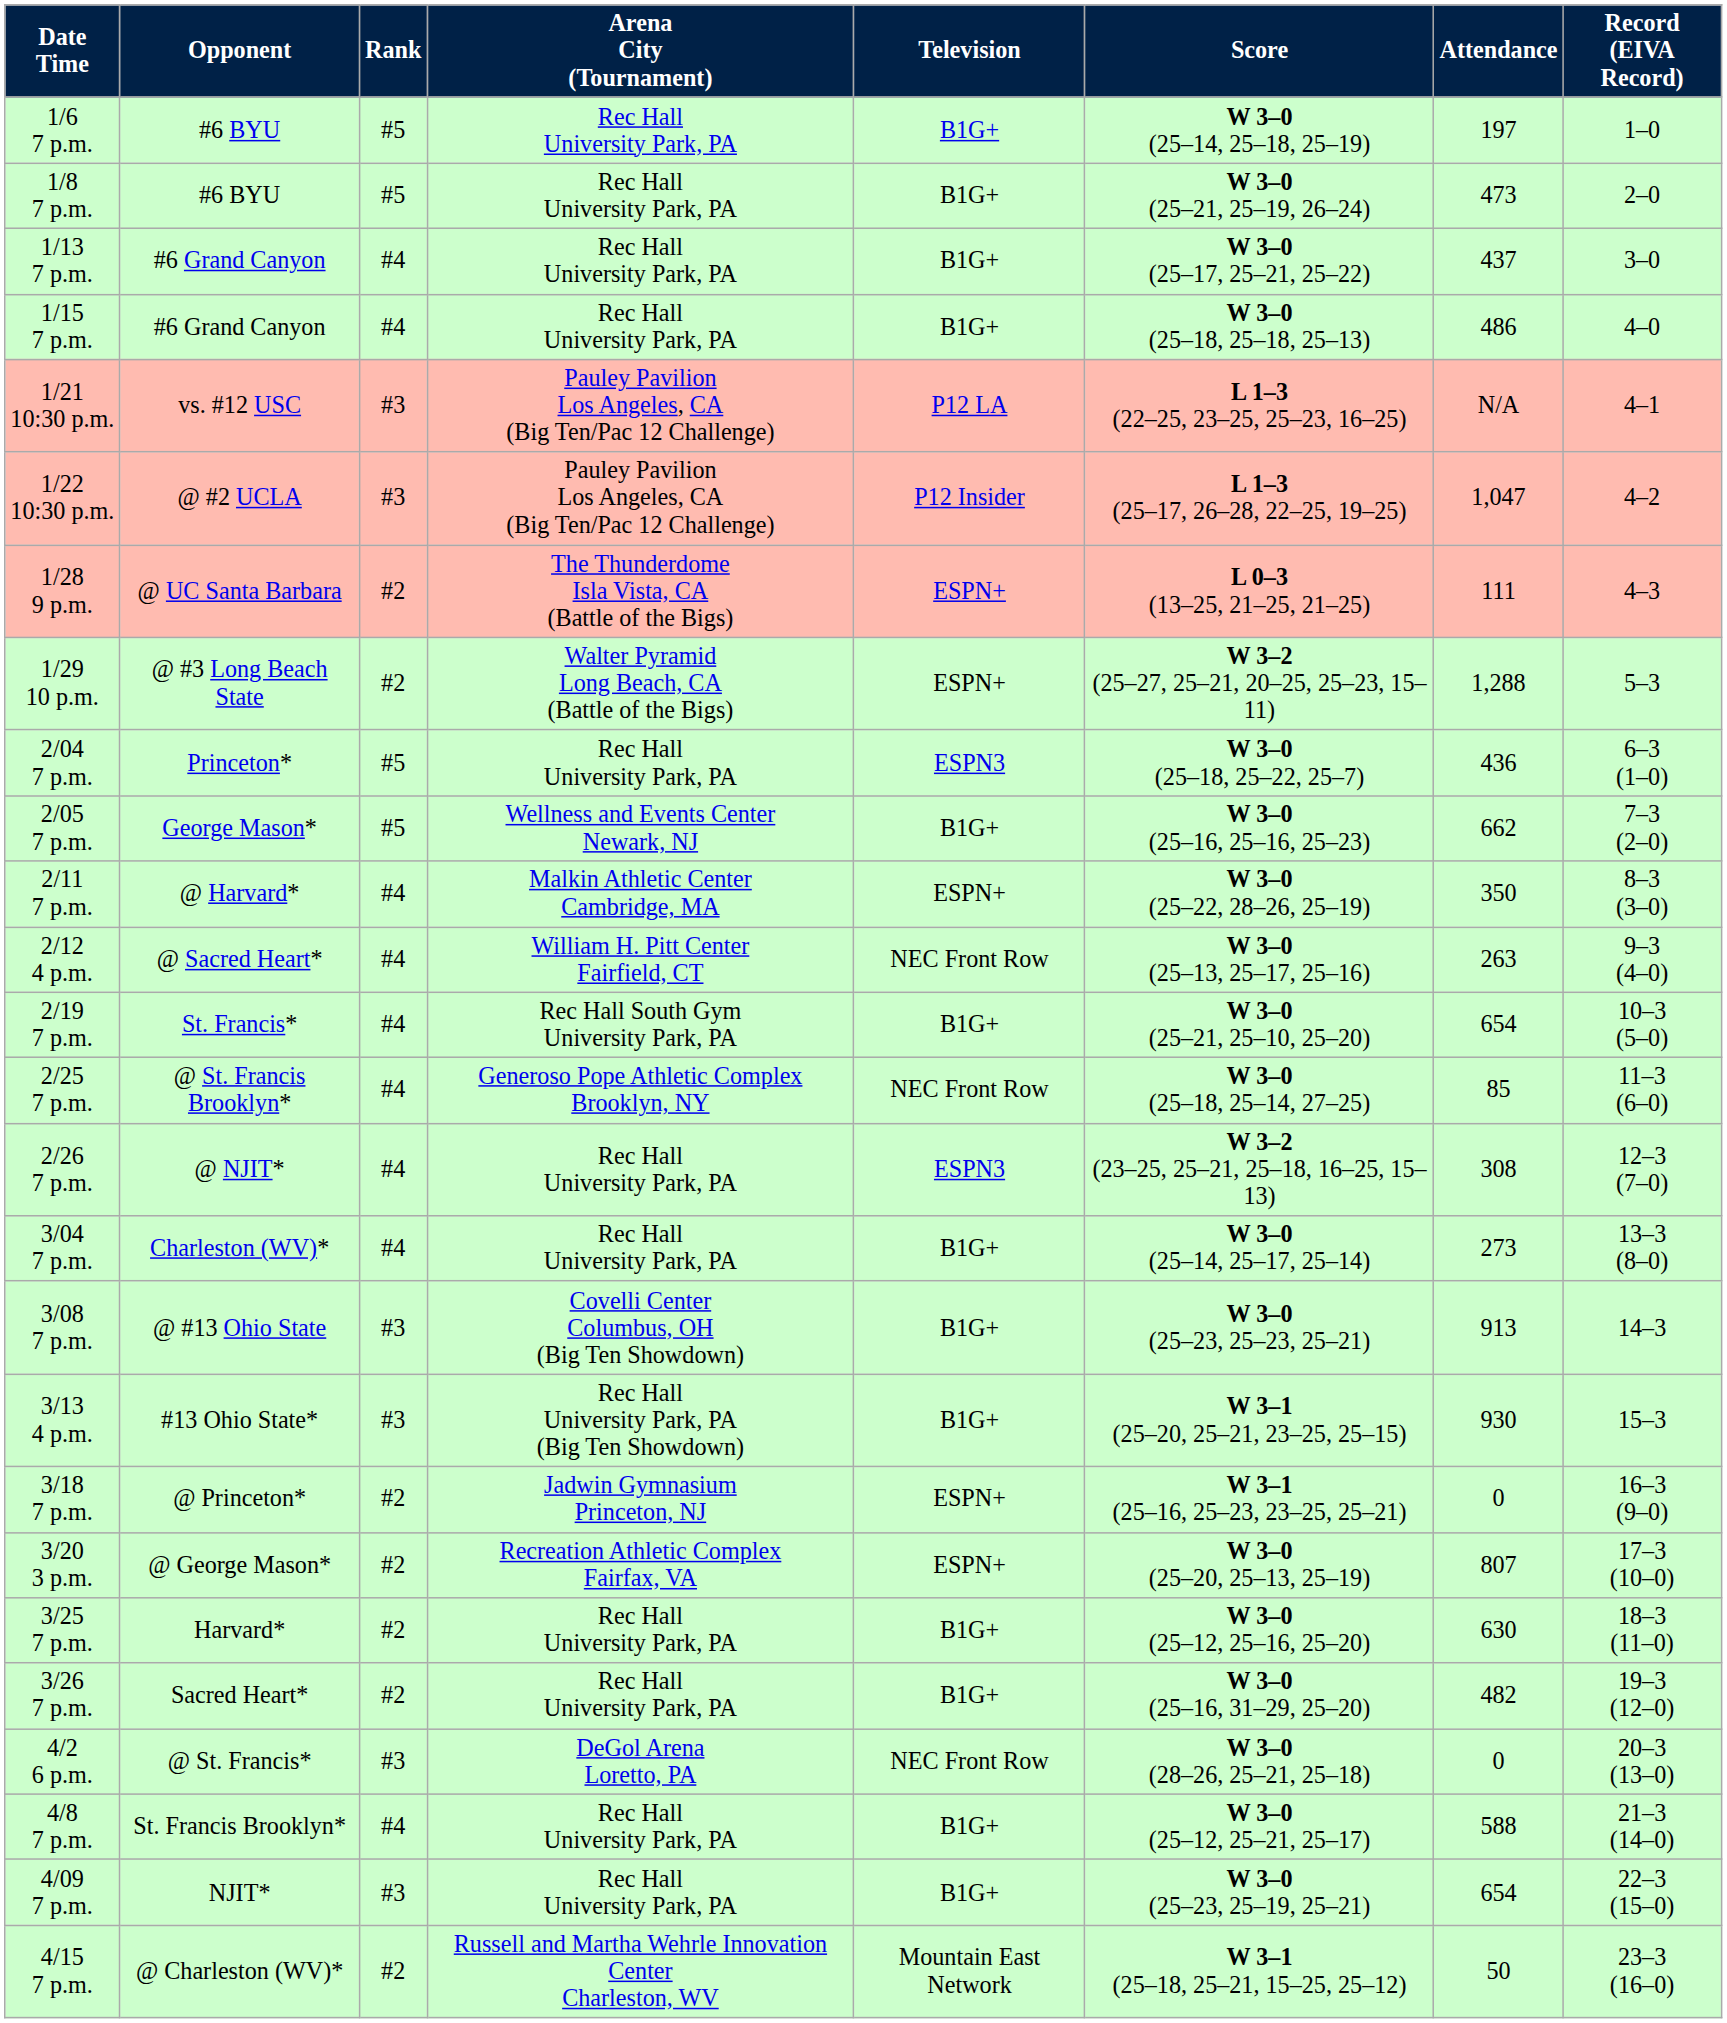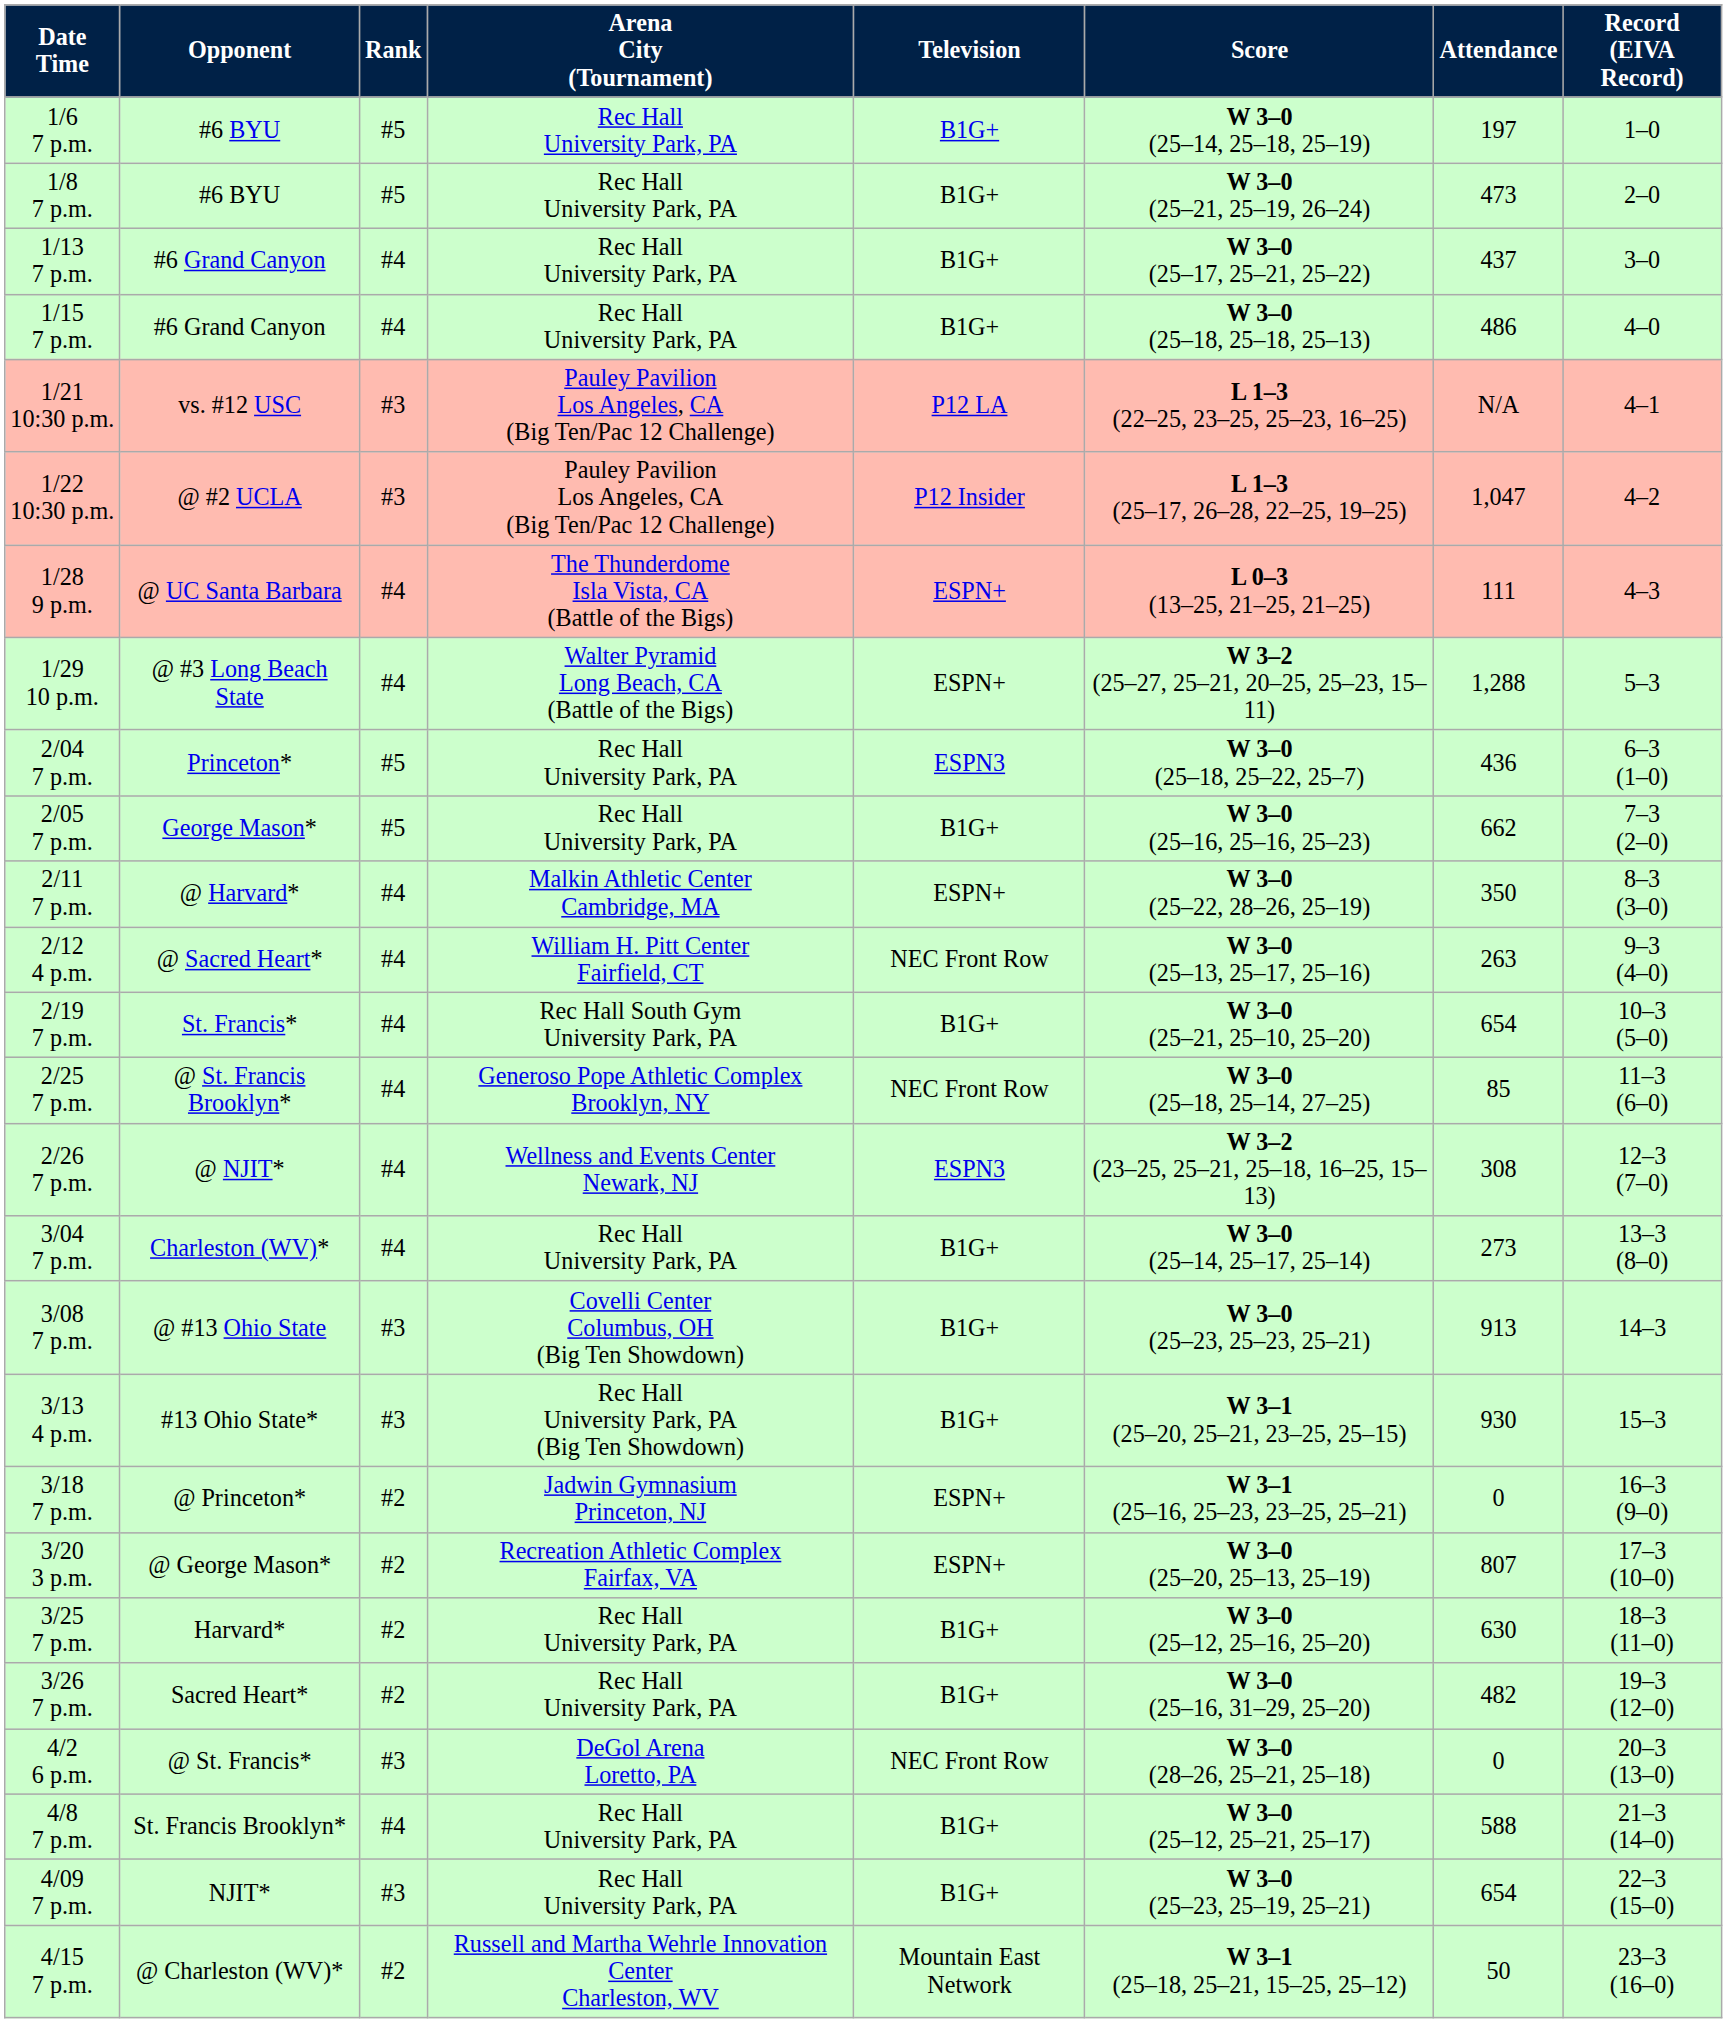(393, 590) #2 -> (393, 590) #4
(393, 683) #2 -> (393, 683) #4
(640, 828) Wellness and Events Center Newark, NJ -> (640, 828) Rec Hall University Park, PA
(640, 1169) Rec Hall University Park, PA -> (640, 1169) Wellness and Events Center Newark, NJ
